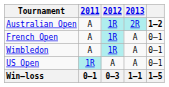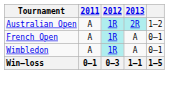(155, 23) bold -> (155, 23) normal
- row: (23, 63)
